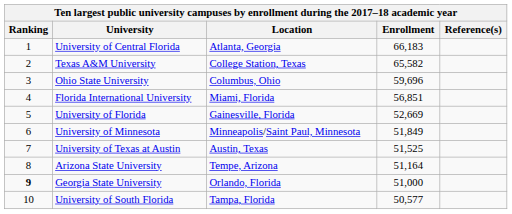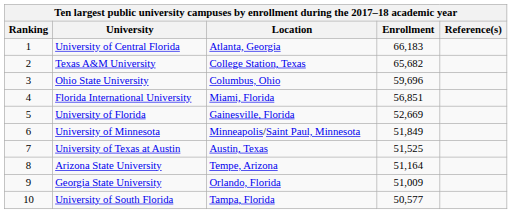(408, 64) 65,582 -> (408, 64) 65,682
(28, 183) bold -> (28, 183) normal
(408, 183) 51,000 -> (408, 183) 51,009
